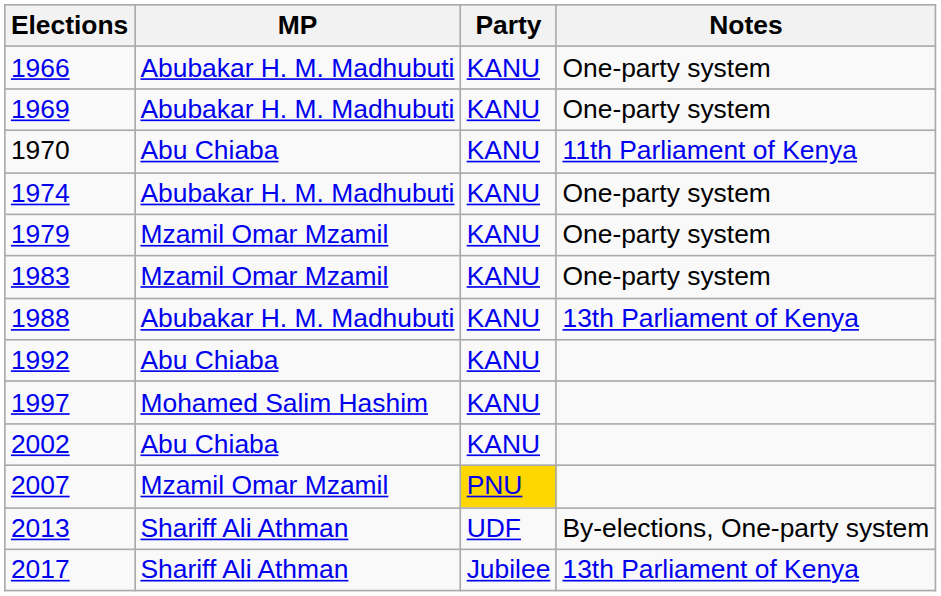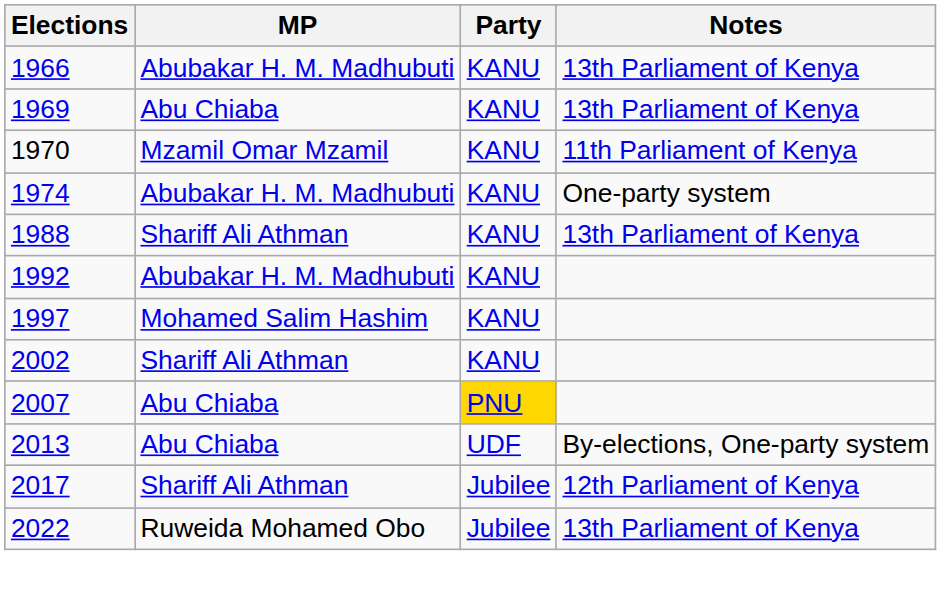(667, 67) One-party system -> (711, 67) 13th Parliament of Kenya
(297, 109) Abubakar H. M. Madhubuti -> (209, 109) Abu Chiaba
(667, 109) One-party system -> (711, 109) 13th Parliament of Kenya
(209, 151) Abu Chiaba -> (264, 151) Mzamil Omar Mzamil
- row: (40, 234)
- row: (40, 276)
(297, 318) Abubakar H. M. Madhubuti -> (244, 234) Shariff Ali Athman
(209, 360) Abu Chiaba -> (297, 276) Abubakar H. M. Madhubuti
(209, 444) Abu Chiaba -> (244, 360) Shariff Ali Athman
(264, 485) Mzamil Omar Mzamil -> (209, 402) Abu Chiaba
(244, 527) Shariff Ali Athman -> (209, 444) Abu Chiaba
(711, 569) 13th Parliament of Kenya -> (711, 485) 12th Parliament of Kenya
+ row: (40, 527)
